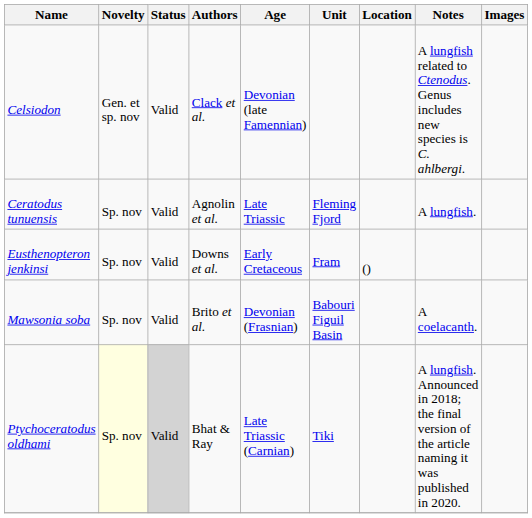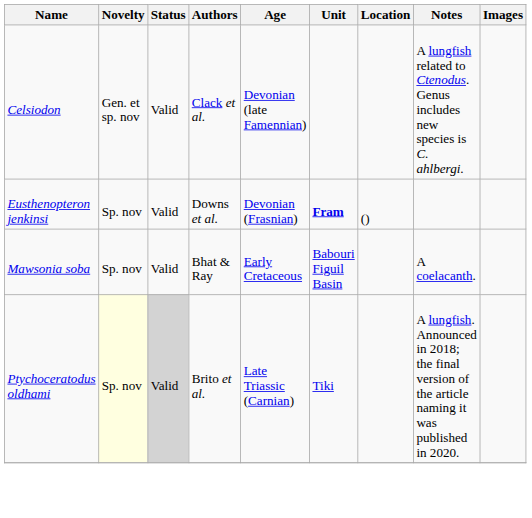- row: (35, 211)
(273, 261) Early Cretaceous -> (271, 211) Devonian (Frasnian)
(326, 261) normal -> (328, 211) bold
(212, 319) Brito et al. -> (211, 269) Bhat & Ray
(271, 319) Devonian (Frasnian) -> (273, 269) Early Cretaceous
(211, 436) Bhat & Ray -> (212, 385) Brito et al.
